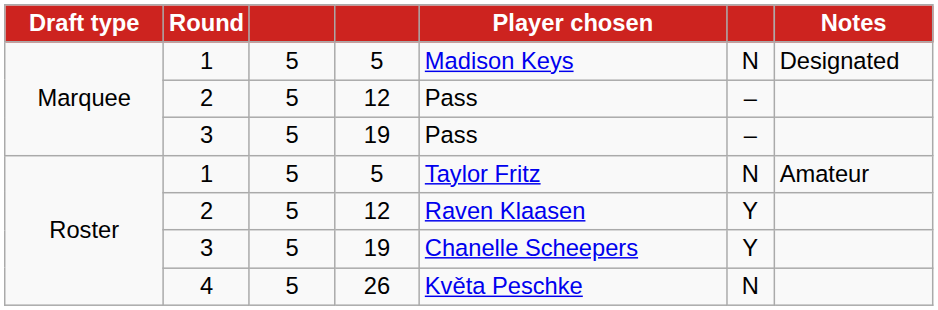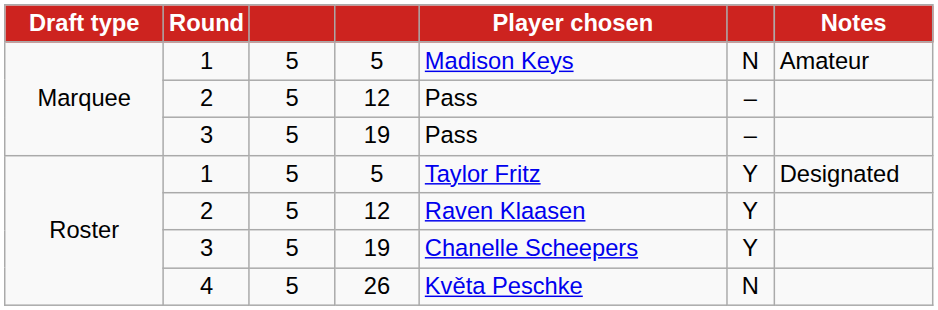(840, 60) Designated -> (824, 60) Amateur
(750, 173) N -> (750, 173) Y
(824, 173) Amateur -> (840, 173) Designated
